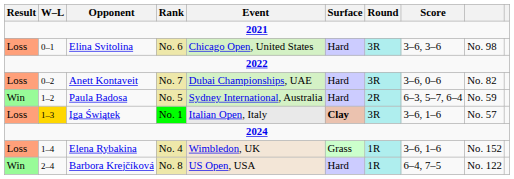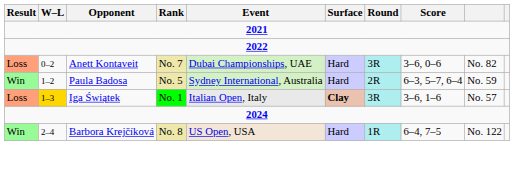- row: (101, 47)
- row: (103, 149)
